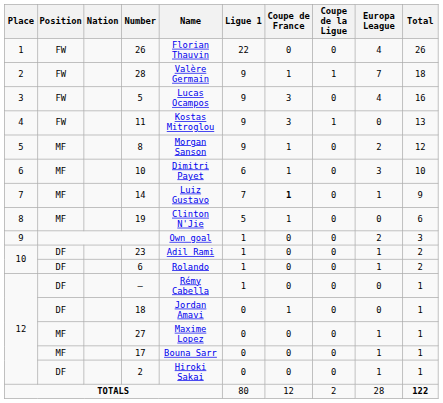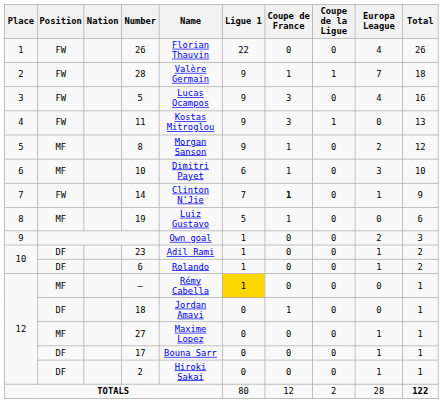(61, 195) MF -> (61, 195) FW
(191, 195) Luiz Gustavo -> (191, 195) Clinton N'Jie
(191, 219) Clinton N'Jie -> (191, 219) Luiz Gustavo
(61, 286) DF -> (61, 286) MF
(243, 286) no background -> (243, 286) gold background
(61, 353) MF -> (61, 353) DF
